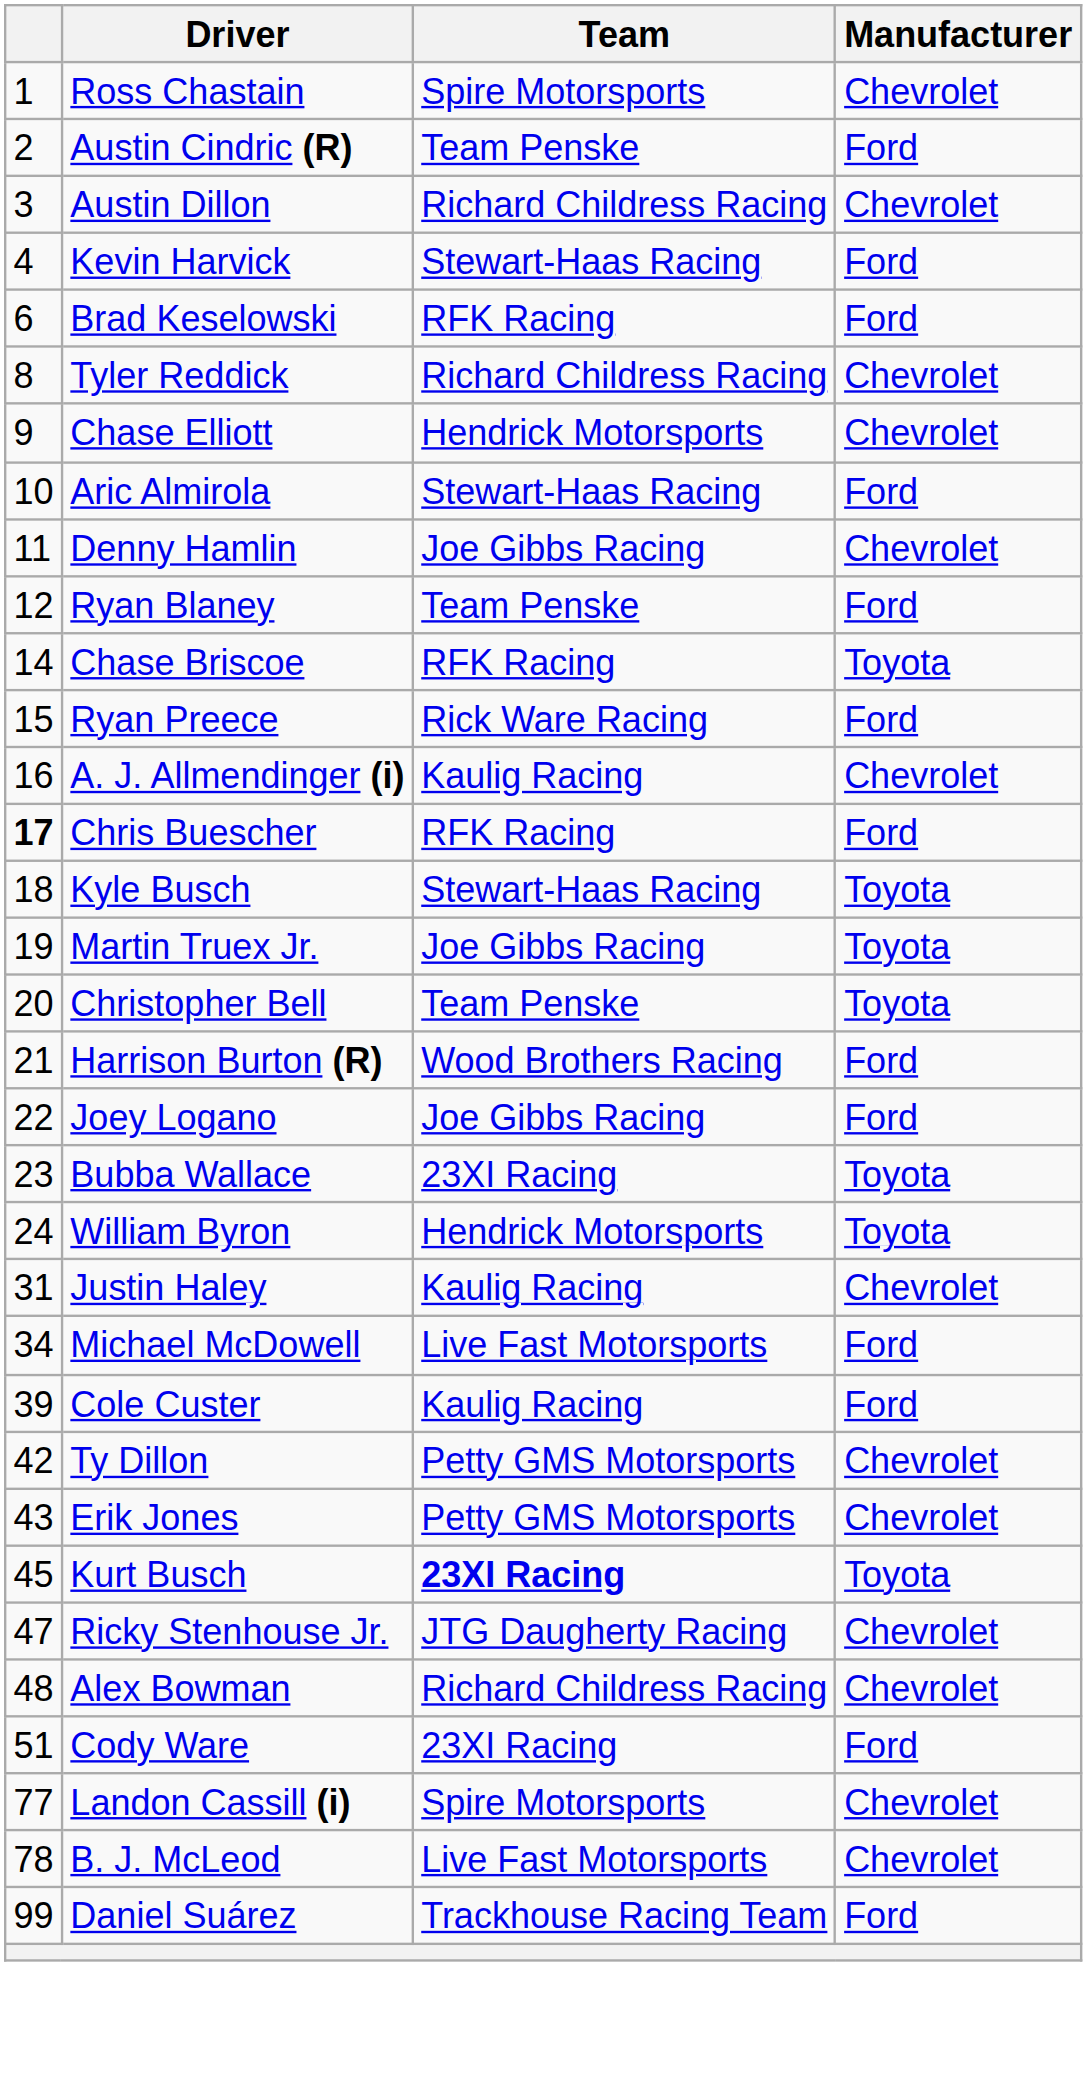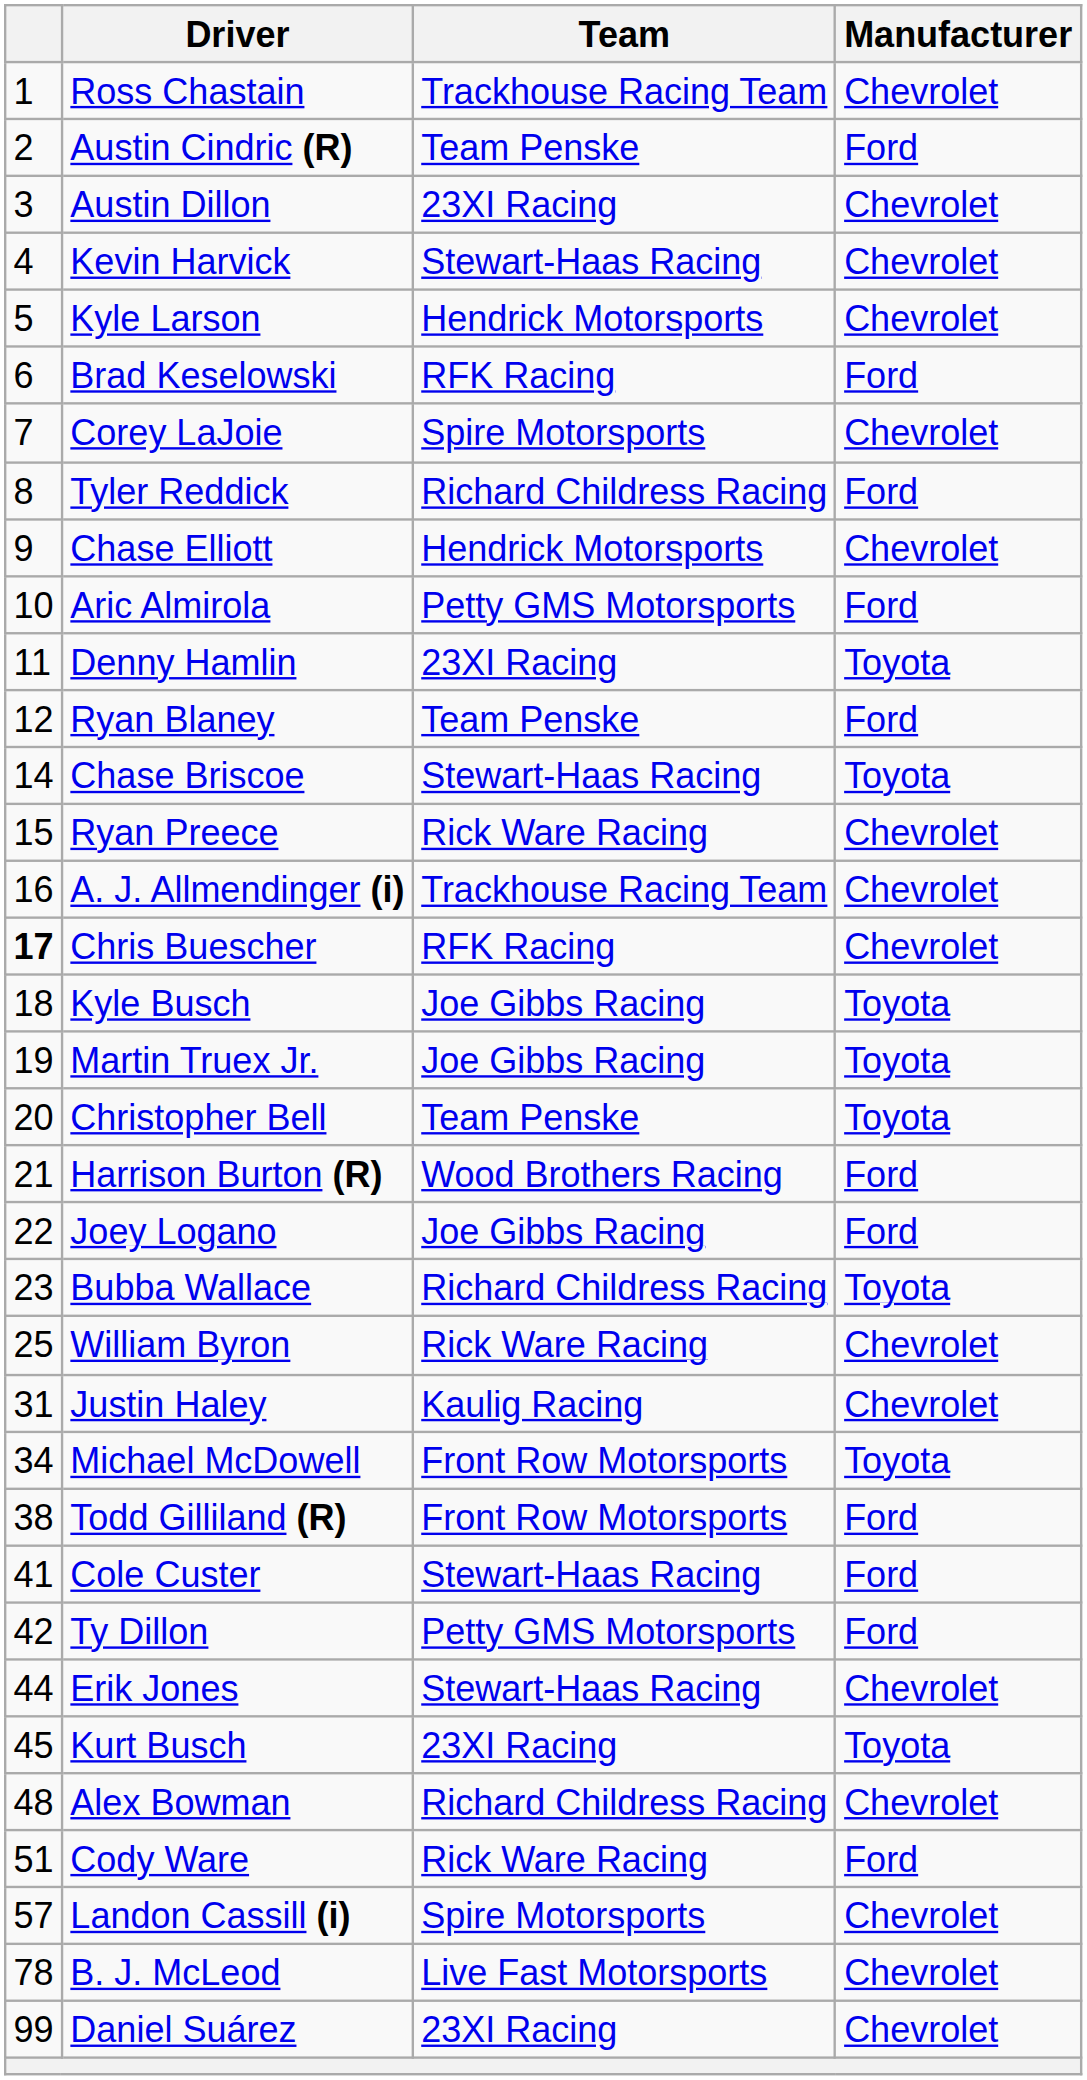(563, 91) Spire Motorsports -> (624, 91) Trackhouse Racing Team
(624, 205) Richard Childress Racing -> (519, 205) 23XI Racing
(881, 262) Ford -> (921, 262) Chevrolet
+ row: (165, 319)
+ row: (176, 433)
(921, 376) Chevrolet -> (881, 490) Ford
(591, 490) Stewart-Haas Racing -> (608, 604) Petty GMS Motorsports
(563, 547) Joe Gibbs Racing -> (519, 661) 23XI Racing
(921, 547) Chevrolet -> (897, 661) Toyota
(518, 661) RFK Racing -> (591, 775) Stewart-Haas Racing
(881, 718) Ford -> (921, 832) Chevrolet
(532, 775) Kaulig Racing -> (624, 889) Trackhouse Racing Team
(881, 832) Ford -> (921, 946) Chevrolet
(591, 889) Stewart-Haas Racing -> (563, 1003) Joe Gibbs Racing
(519, 1174) 23XI Racing -> (624, 1289) Richard Childress Racing
(34, 1231) 24 -> (34, 1346) 25
(592, 1231) Hendrick Motorsports -> (565, 1346) Rick Ware Racing
(897, 1231) Toyota -> (921, 1346) Chevrolet
(594, 1346) Live Fast Motorsports -> (604, 1460) Front Row Motorsports
(881, 1346) Ford -> (897, 1460) Toyota
+ row: (208, 1517)
(34, 1403) 39 -> (34, 1574) 41
(532, 1403) Kaulig Racing -> (591, 1574) Stewart-Haas Racing
(921, 1460) Chevrolet -> (881, 1631) Ford
(34, 1517) 43 -> (34, 1688) 44
(608, 1517) Petty GMS Motorsports -> (591, 1688) Stewart-Haas Racing
(523, 1574) bold -> (519, 1745) normal
- row: (229, 1631)
(519, 1745) 23XI Racing -> (565, 1859) Rick Ware Racing
(34, 1802) 77 -> (34, 1916) 57
(624, 1916) Trackhouse Racing Team -> (519, 2030) 23XI Racing
(881, 1916) Ford -> (921, 2030) Chevrolet
